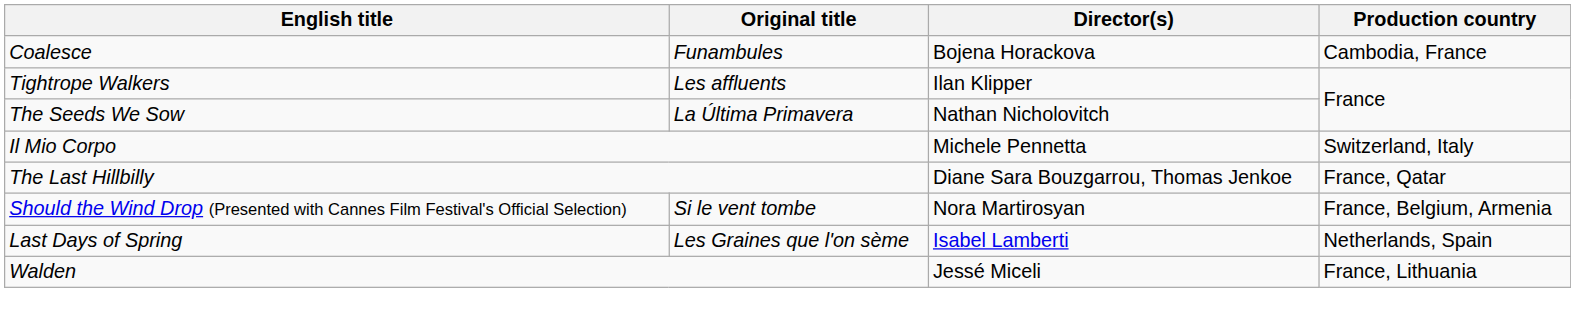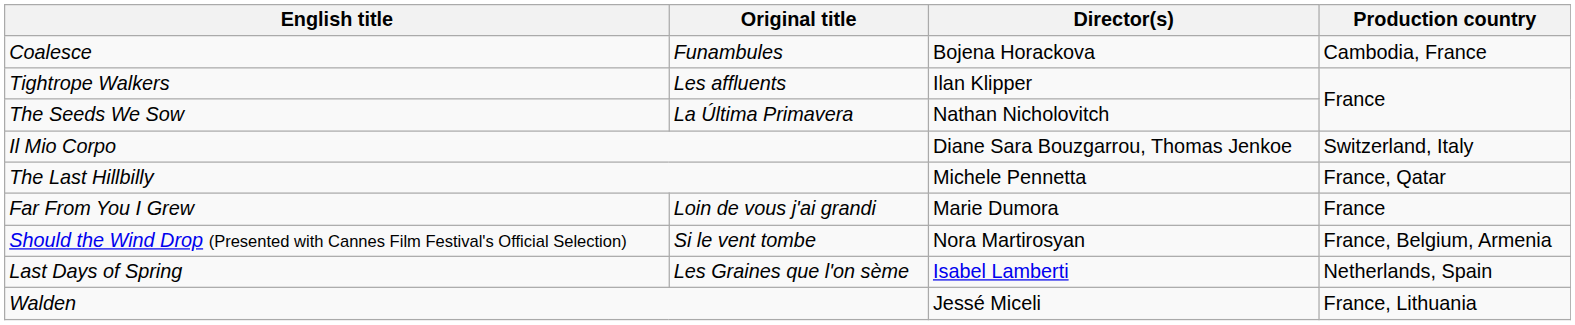(1010, 146) Michele Pennetta -> (1113, 146) Diane Sara Bouzgarrou, Thomas Jenkoe
(1113, 177) Diane Sara Bouzgarrou, Thomas Jenkoe -> (1010, 177) Michele Pennetta
+ row: (102, 209)
